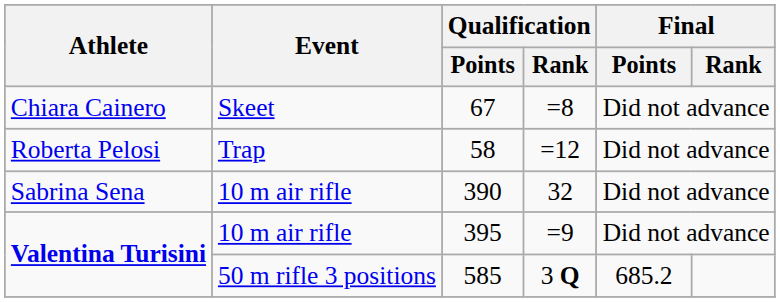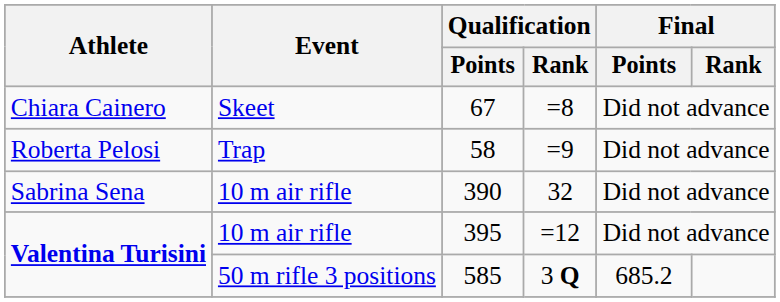(560, 149) =12 -> (560, 149) =9
(560, 233) =9 -> (560, 233) =12
